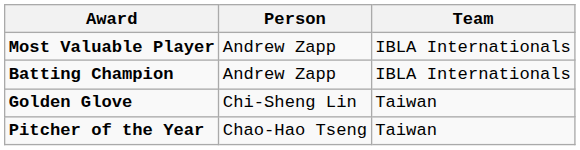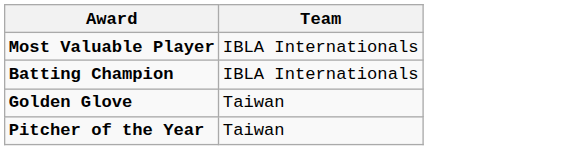- column: (295, 19)
